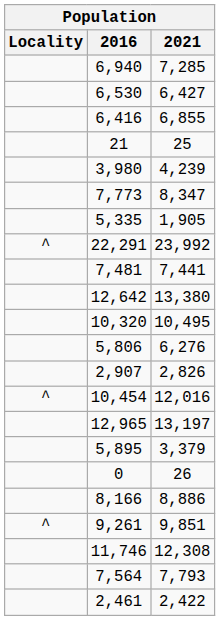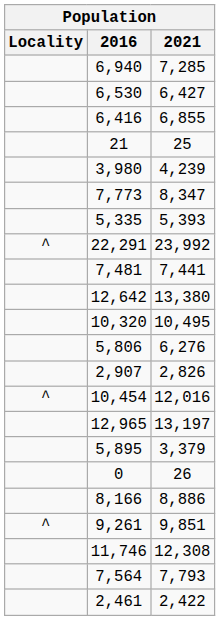(182, 221) 1,905 -> (182, 221) 5,393
